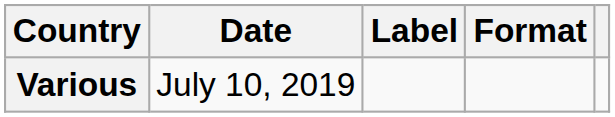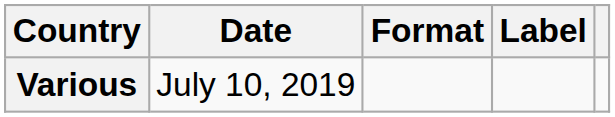columns swapped: (530, 31) <-> (414, 31)
